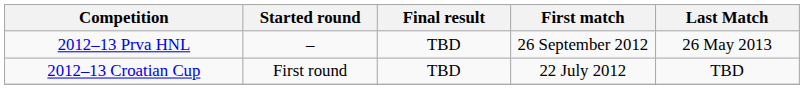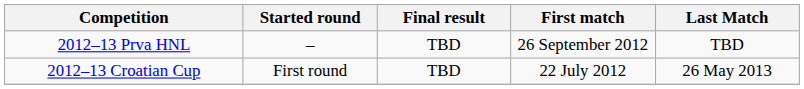(727, 44) 26 May 2013 -> (727, 44) TBD
(727, 71) TBD -> (727, 71) 26 May 2013
